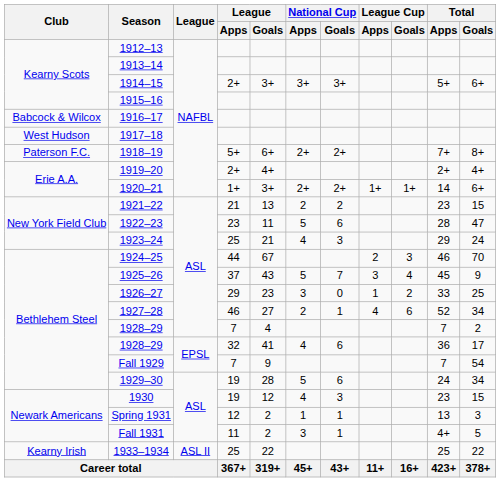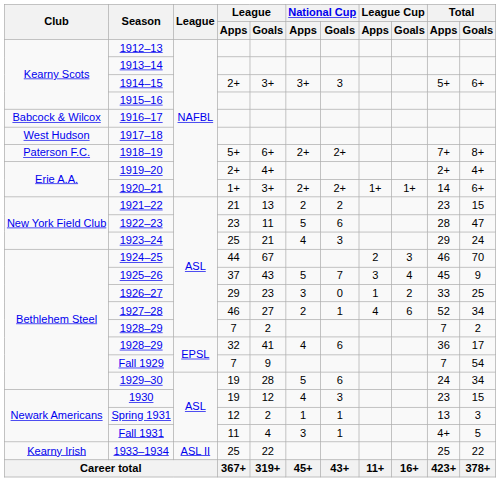(340, 83) 3+ -> (340, 83) 3
(268, 328) 4 -> (268, 328) 2
(268, 433) 2 -> (268, 433) 4
